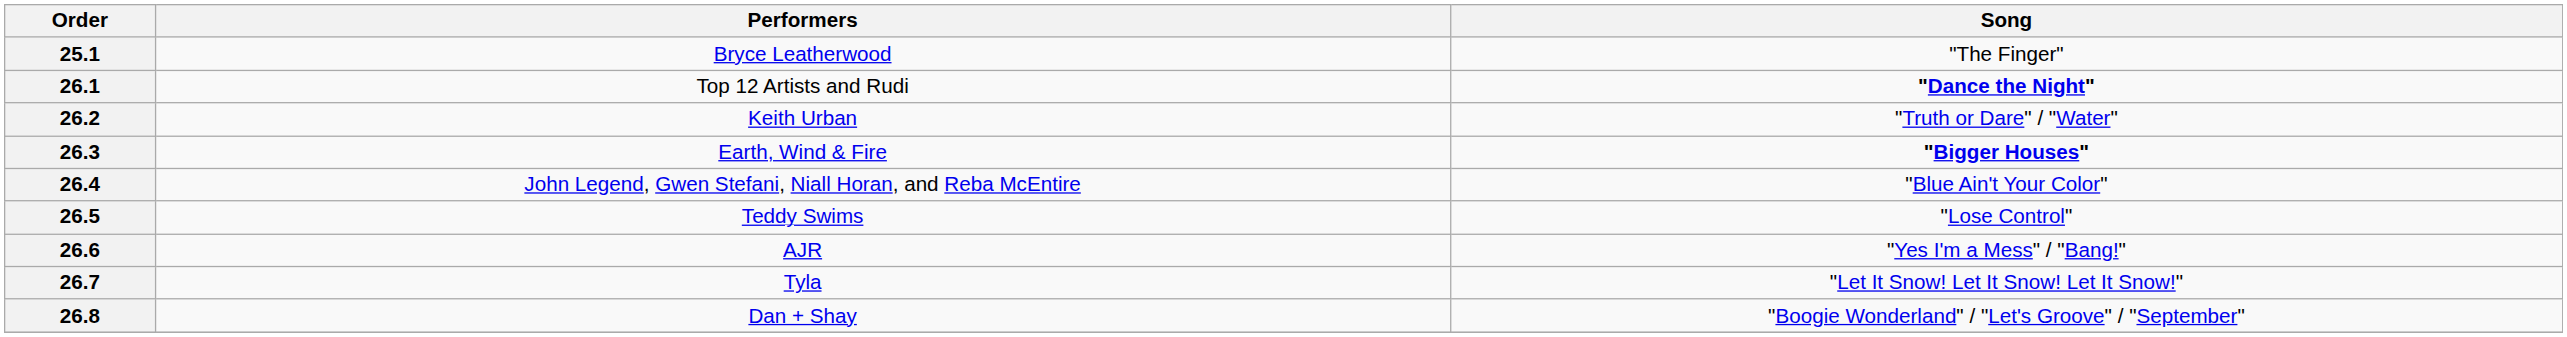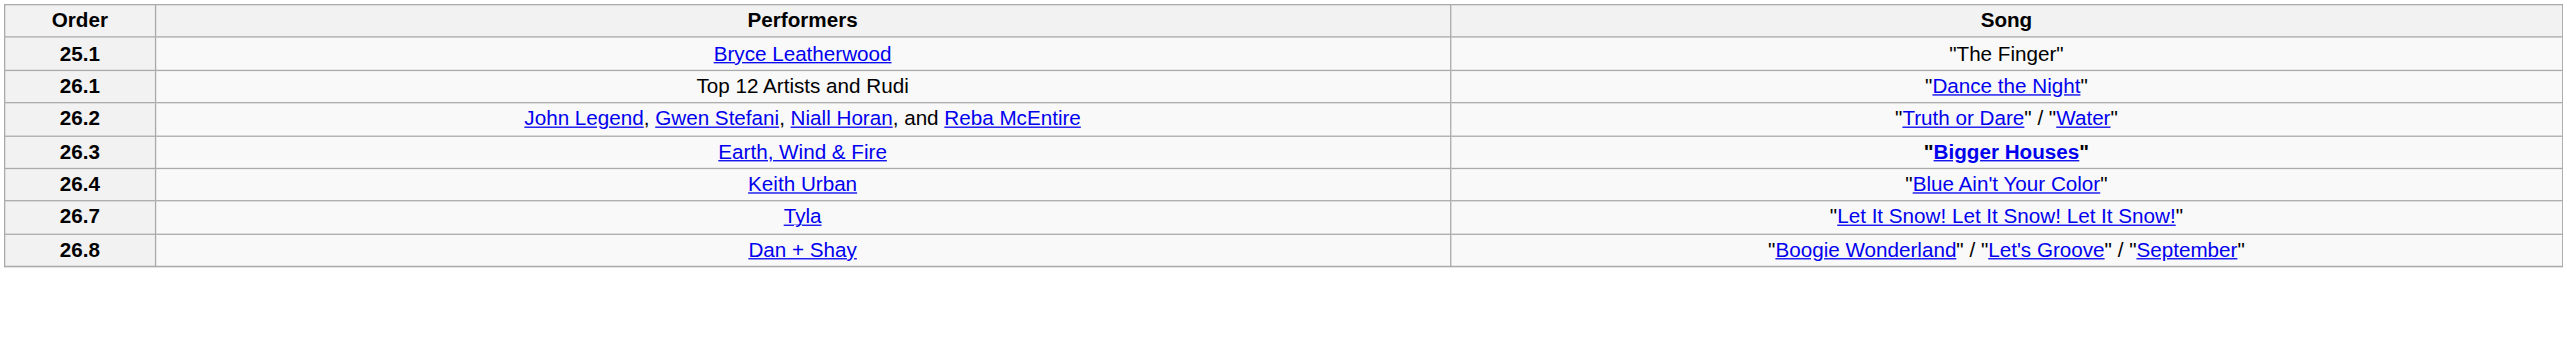(2006, 86) bold -> (2006, 86) normal
(803, 119) Keith Urban -> (803, 119) John Legend, Gwen Stefani, Niall Horan, and Reba McEntire
(803, 184) John Legend, Gwen Stefani, Niall Horan, and Reba McEntire -> (803, 184) Keith Urban
- row: (80, 217)
- row: (80, 250)
